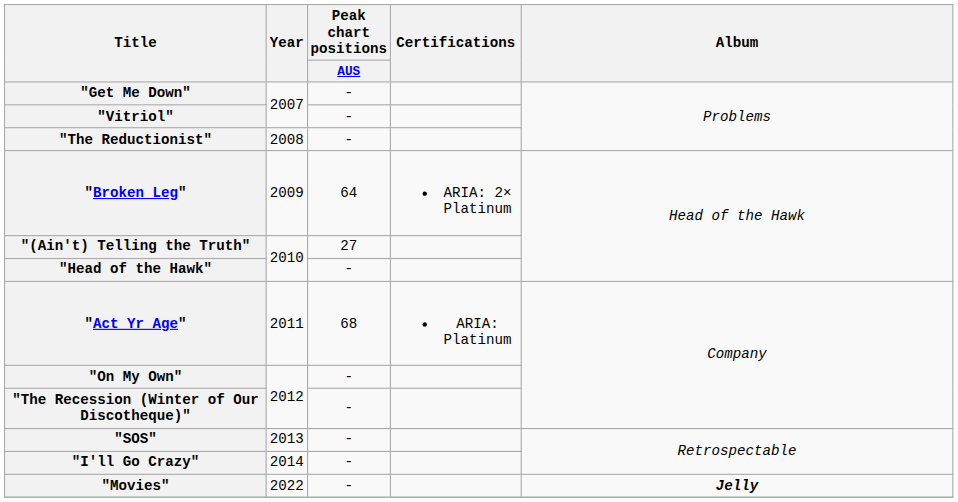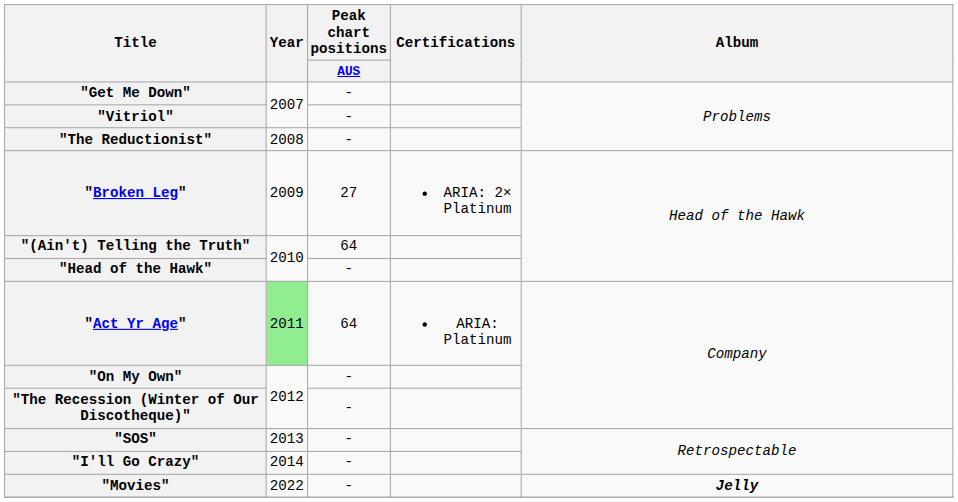(349, 193) 64 -> (349, 193) 27
(349, 247) 27 -> (349, 247) 64
(287, 323) no background -> (287, 323) lightgreen background
(349, 323) 68 -> (349, 323) 64
